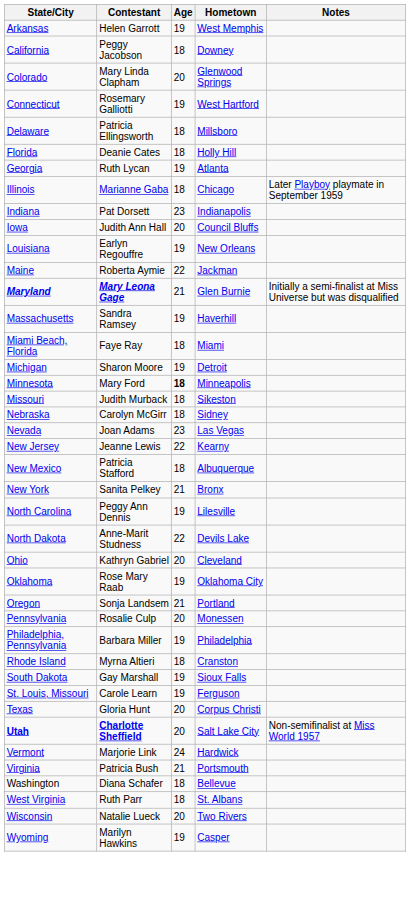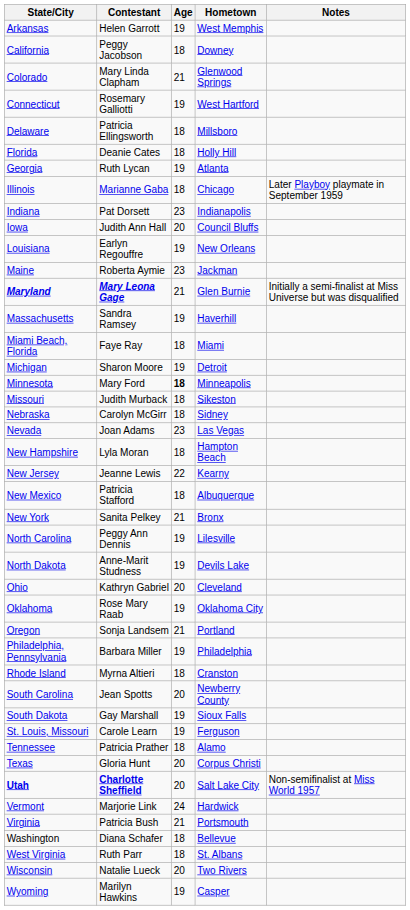(179, 77) 20 -> (179, 77) 21
(179, 270) 22 -> (179, 270) 23
+ row: (42, 453)
(179, 539) 22 -> (179, 566) 19
- row: (36, 619)
+ row: (40, 695)
+ row: (31, 748)
